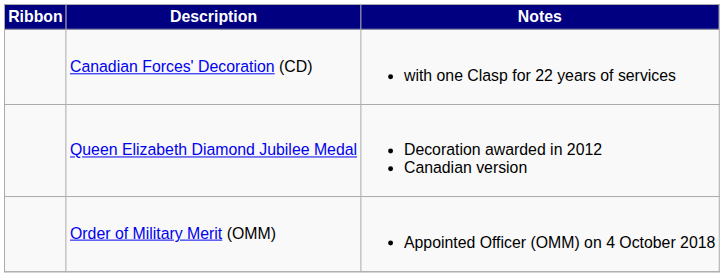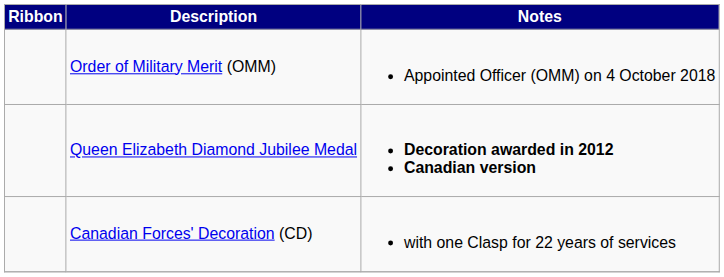rows swapped: (173, 233) <-> (191, 66)
(540, 159) normal -> (540, 159) bold
